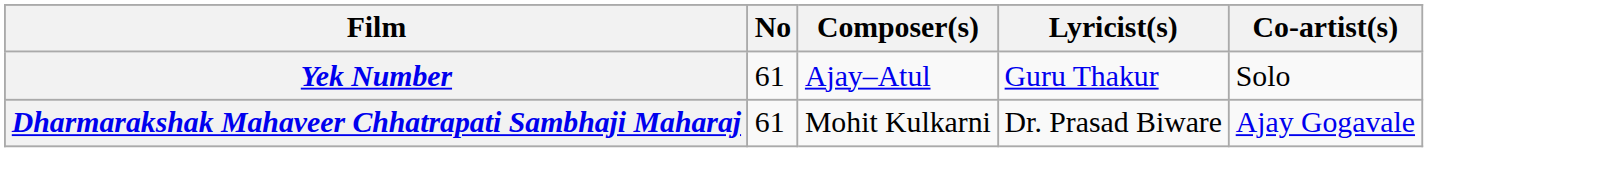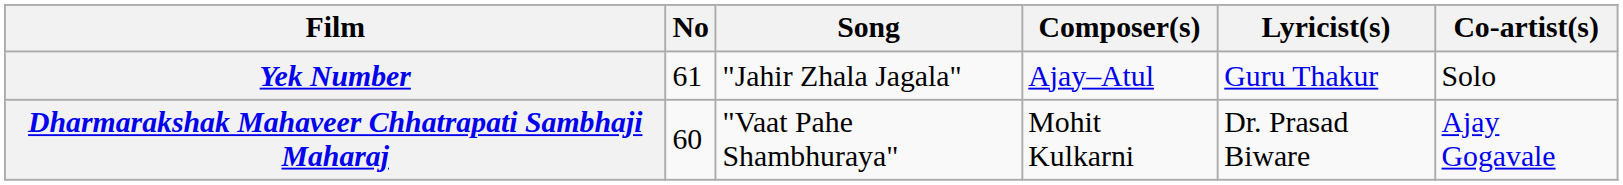+ column: (869, 28)
(770, 122) 61 -> (687, 139) 60
